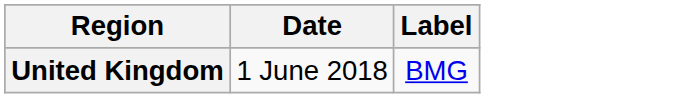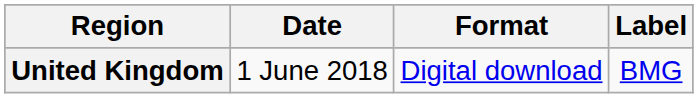+ column: (502, 26)
